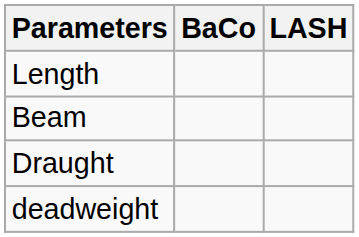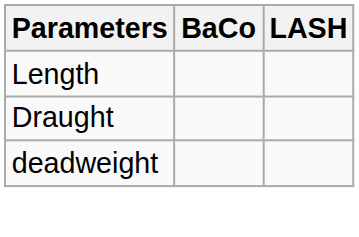- row: (49, 119)
